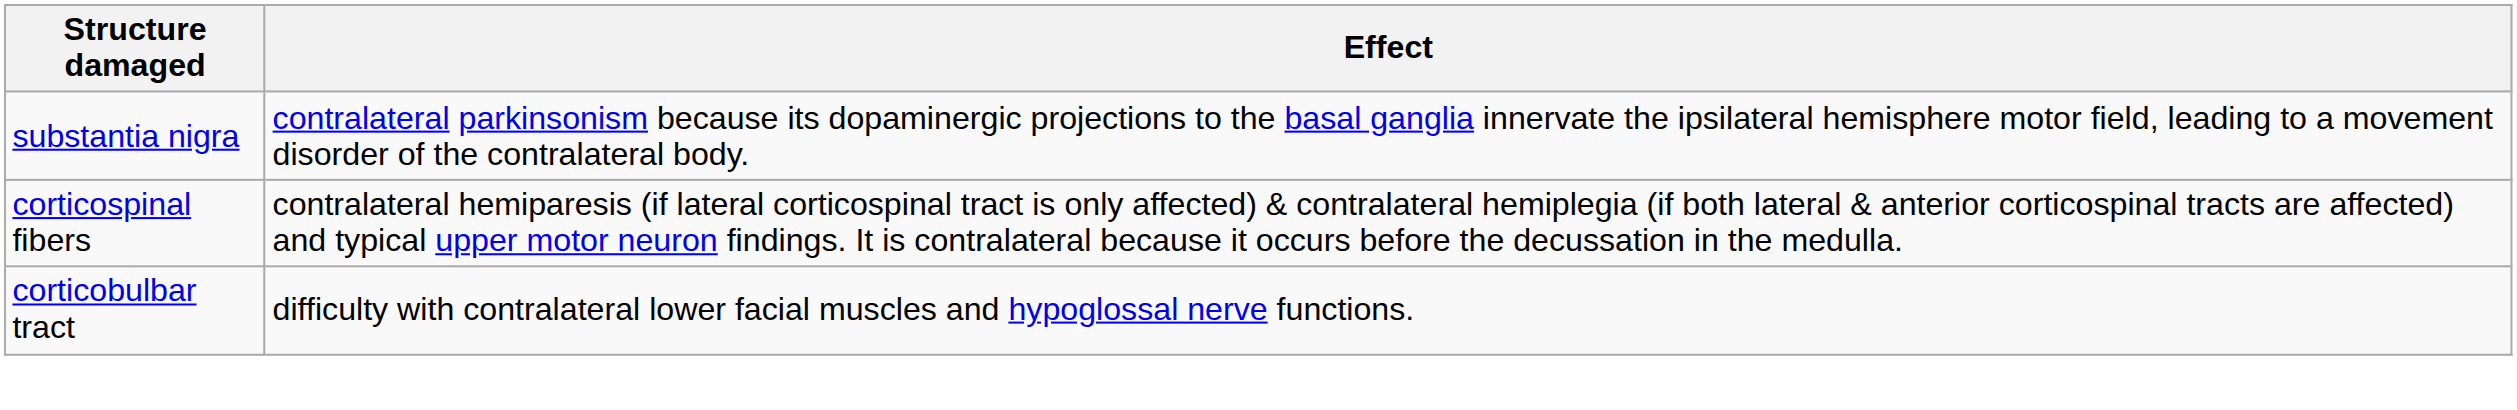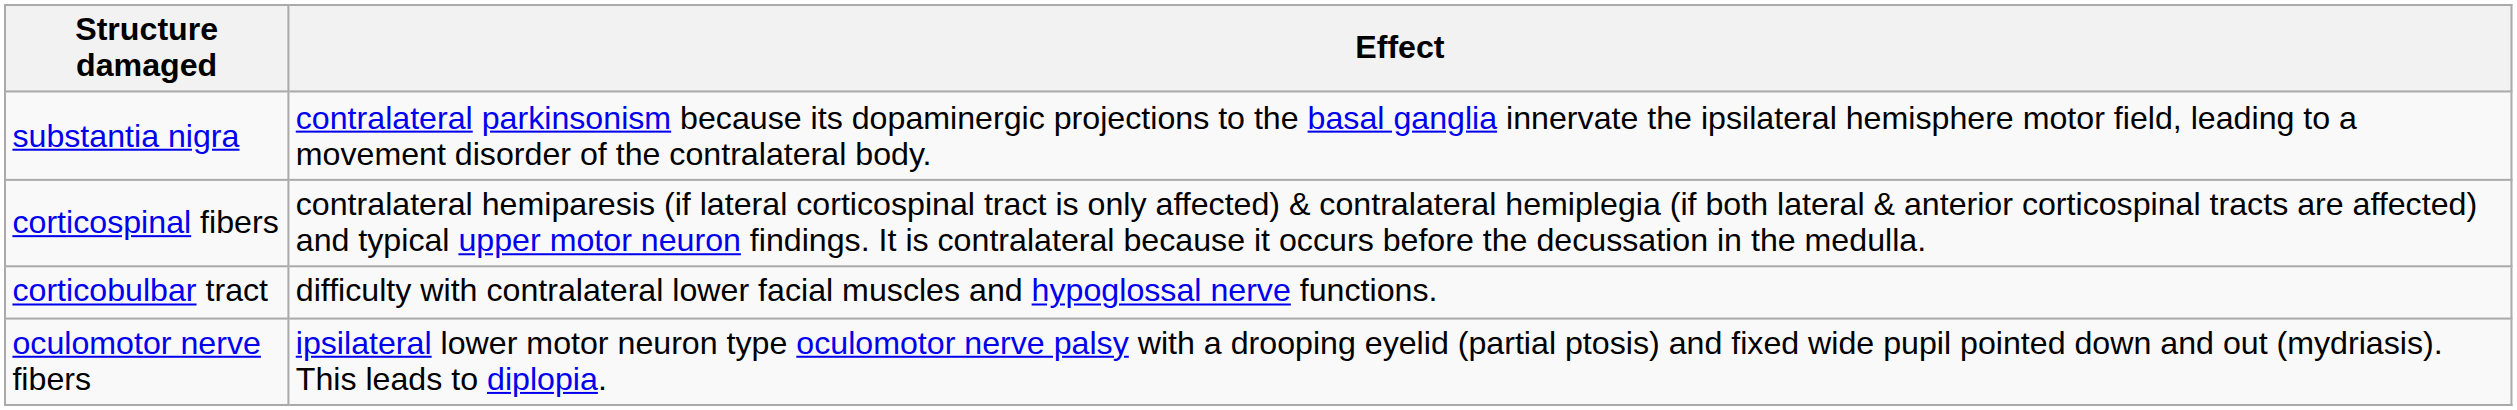+ row: (137, 360)
